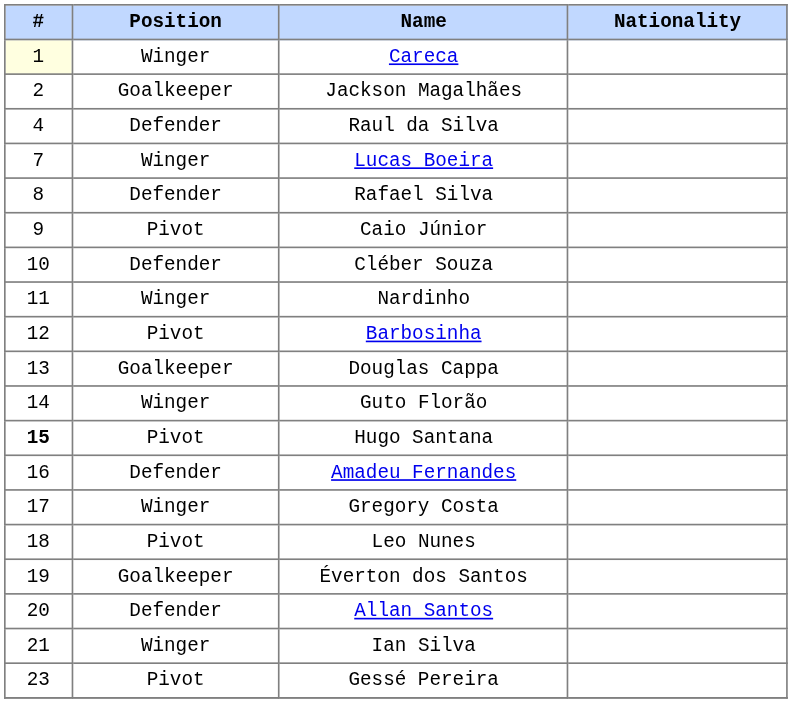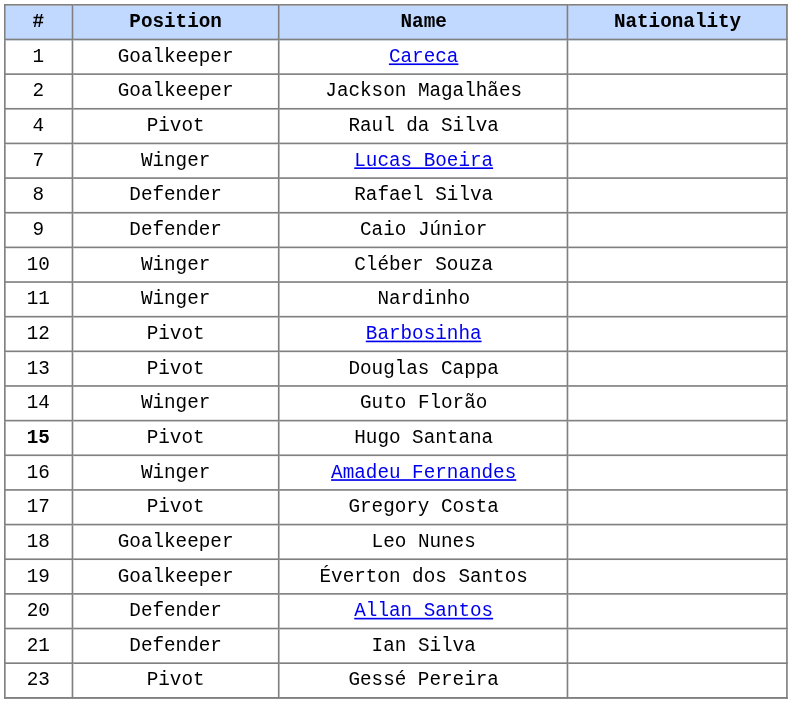(38, 57) lightyellow background -> (38, 57) no background
(176, 57) Winger -> (176, 57) Goalkeeper
(176, 126) Defender -> (176, 126) Pivot
(176, 230) Pivot -> (176, 230) Defender
(176, 265) Defender -> (176, 265) Winger
(176, 369) Goalkeeper -> (176, 369) Pivot
(176, 473) Defender -> (176, 473) Winger
(176, 507) Winger -> (176, 507) Pivot
(176, 542) Pivot -> (176, 542) Goalkeeper
(176, 646) Winger -> (176, 646) Defender
